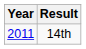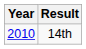(21, 34) 2011 -> (21, 34) 2010
